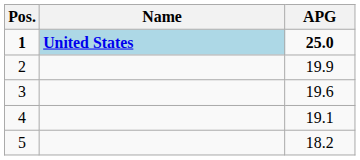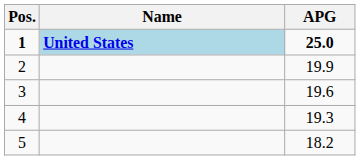(320, 117) 19.1 -> (320, 117) 19.3
